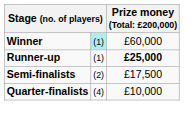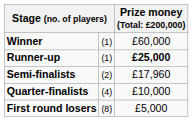(99, 42) paleturquoise background -> (107, 42) no background
(143, 74) £17,500 -> (151, 74) £17,960
+ row: (52, 108)
